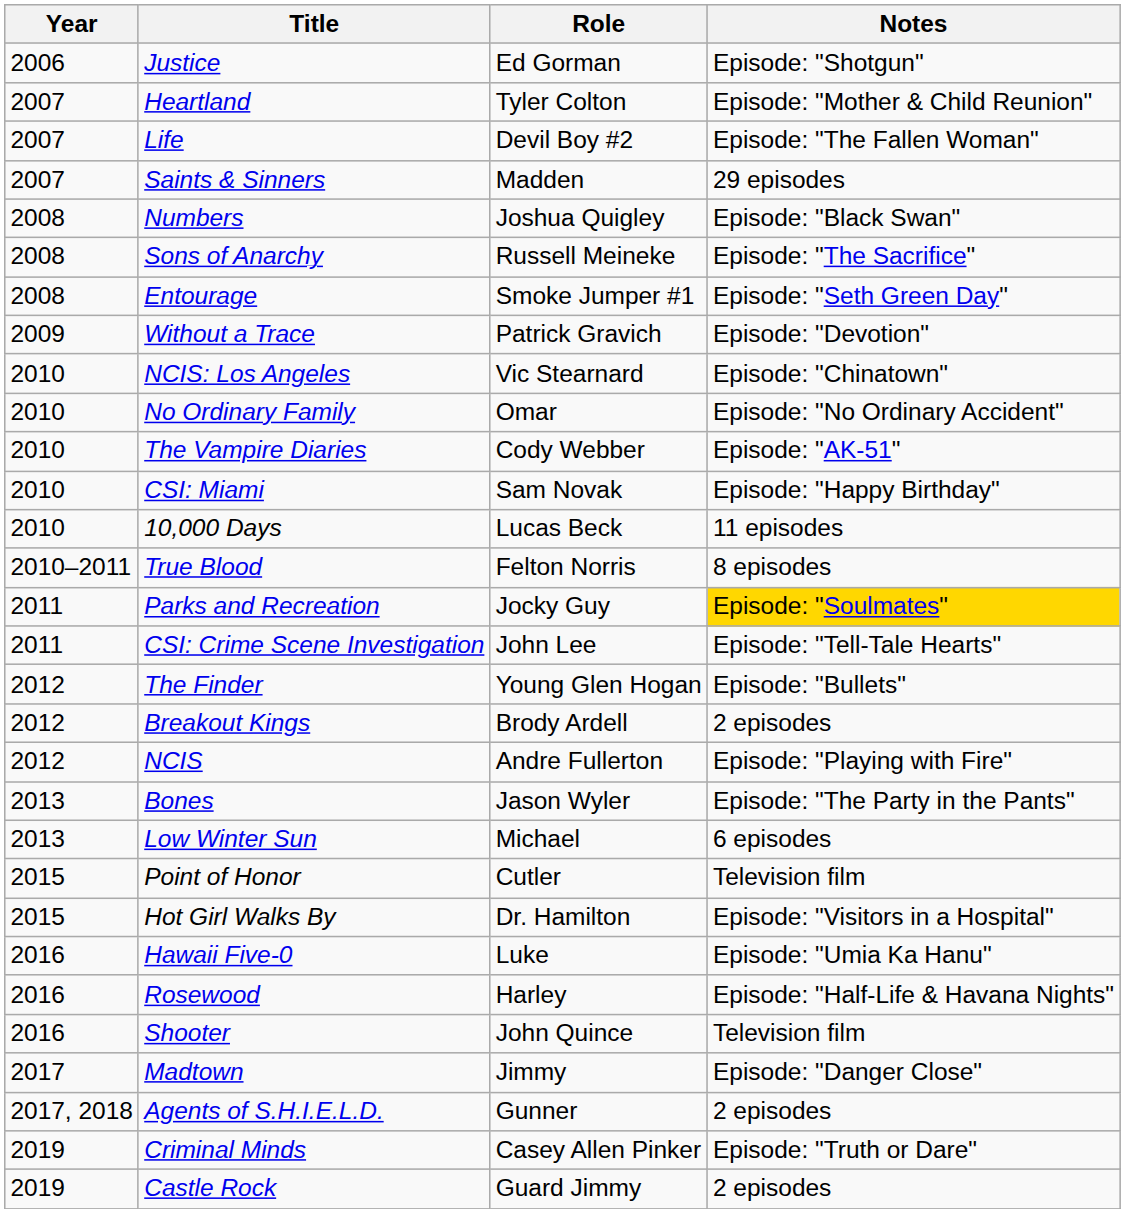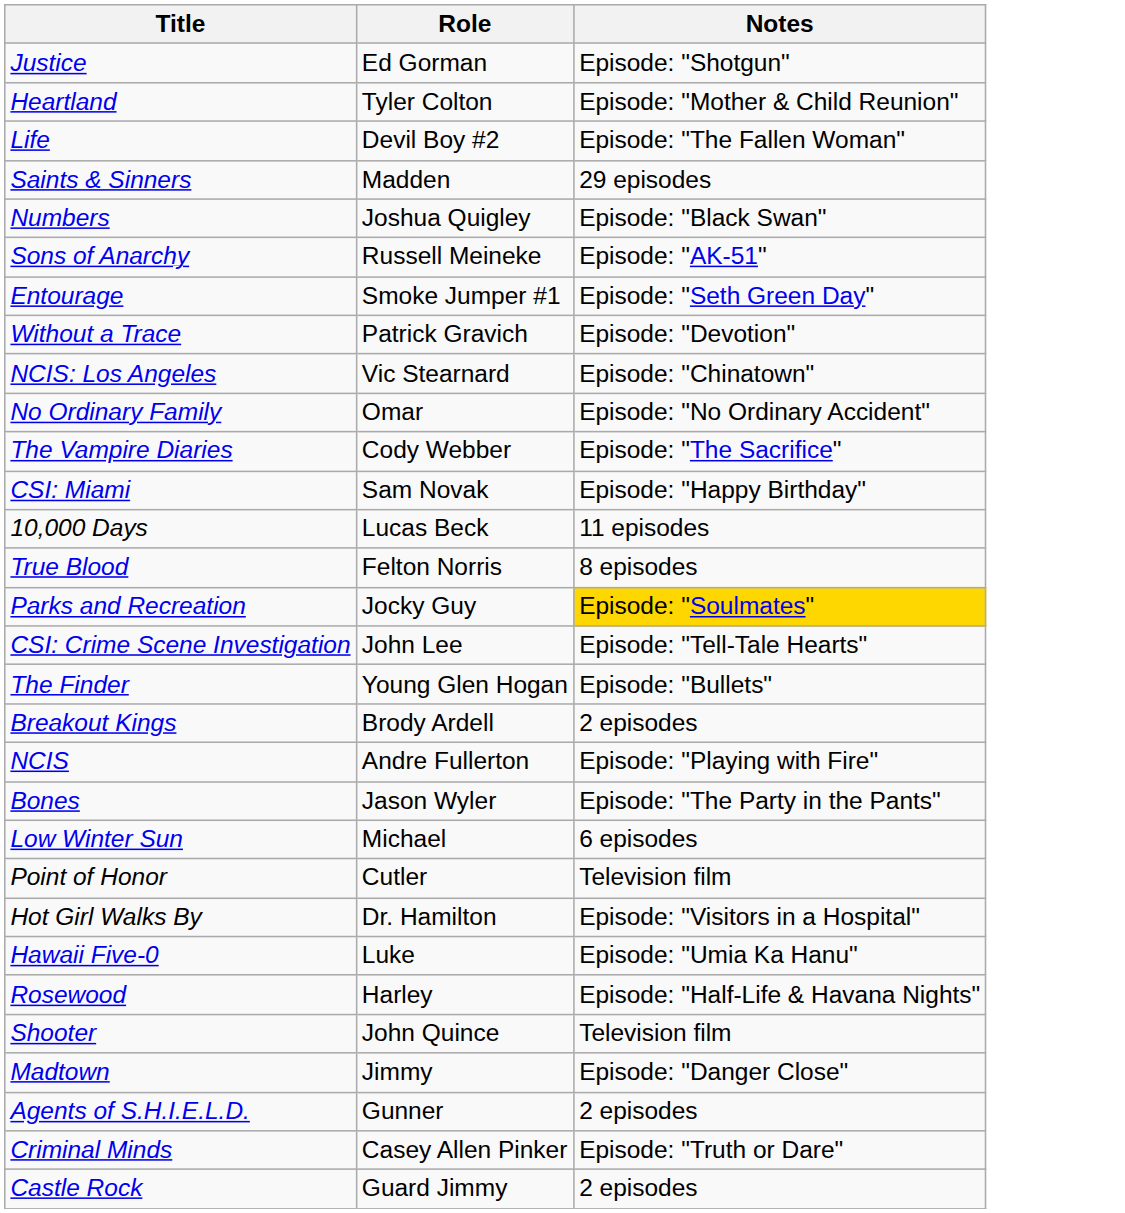- column: (72, 23)
(844, 256) Episode: "The Sacrifice" -> (673, 256) Episode: "AK-51"
(807, 450) Episode: "AK-51" -> (710, 450) Episode: "The Sacrifice"
